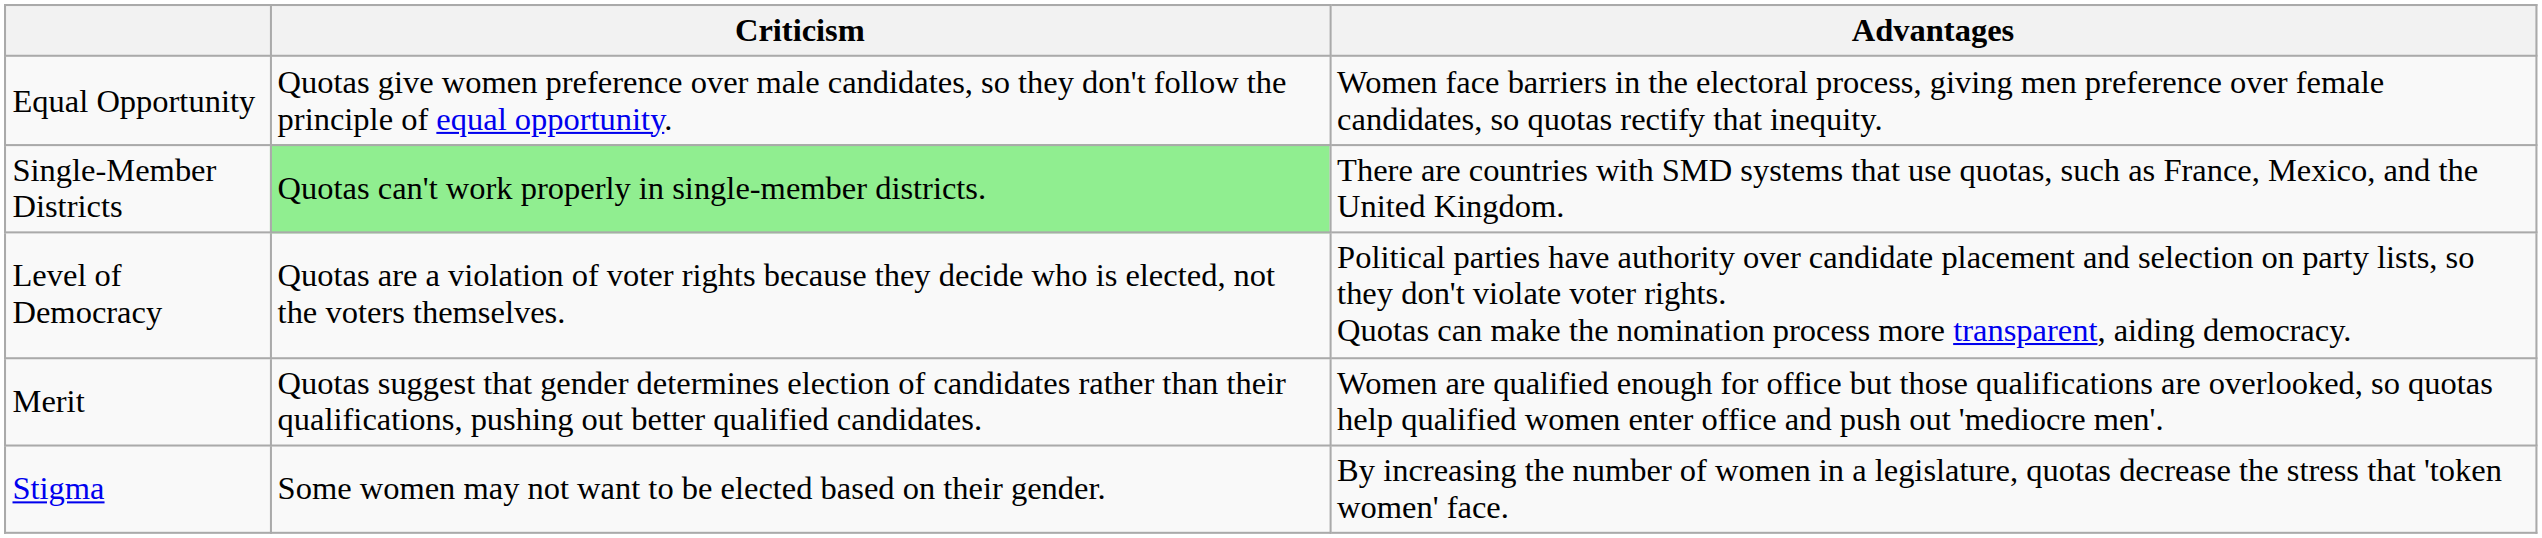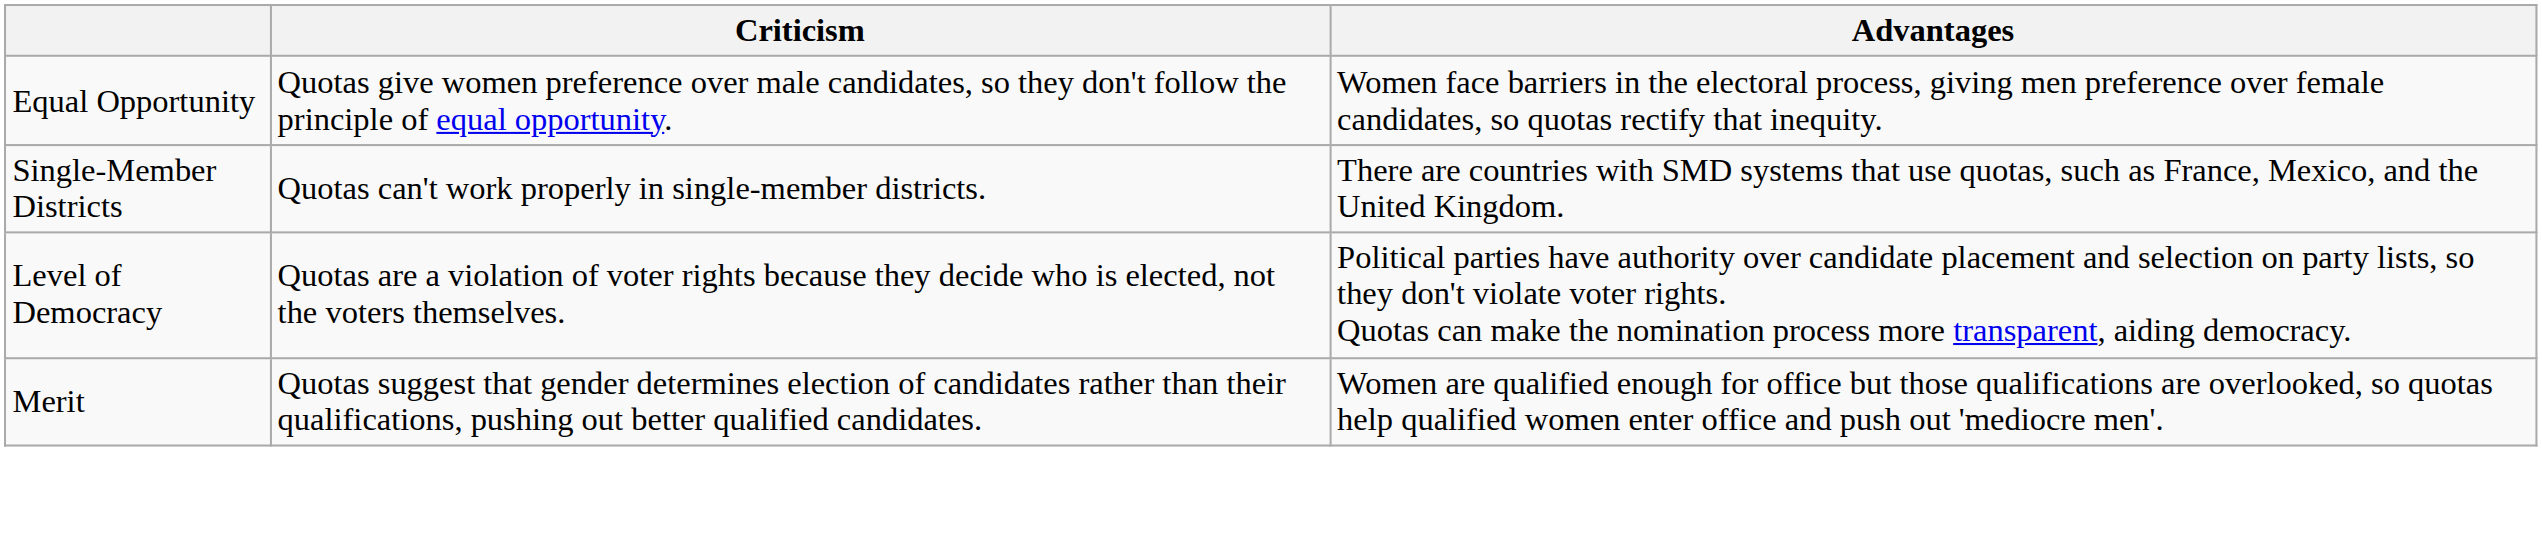(632, 188) lightgreen background -> (632, 188) no background
- row: (59, 488)
